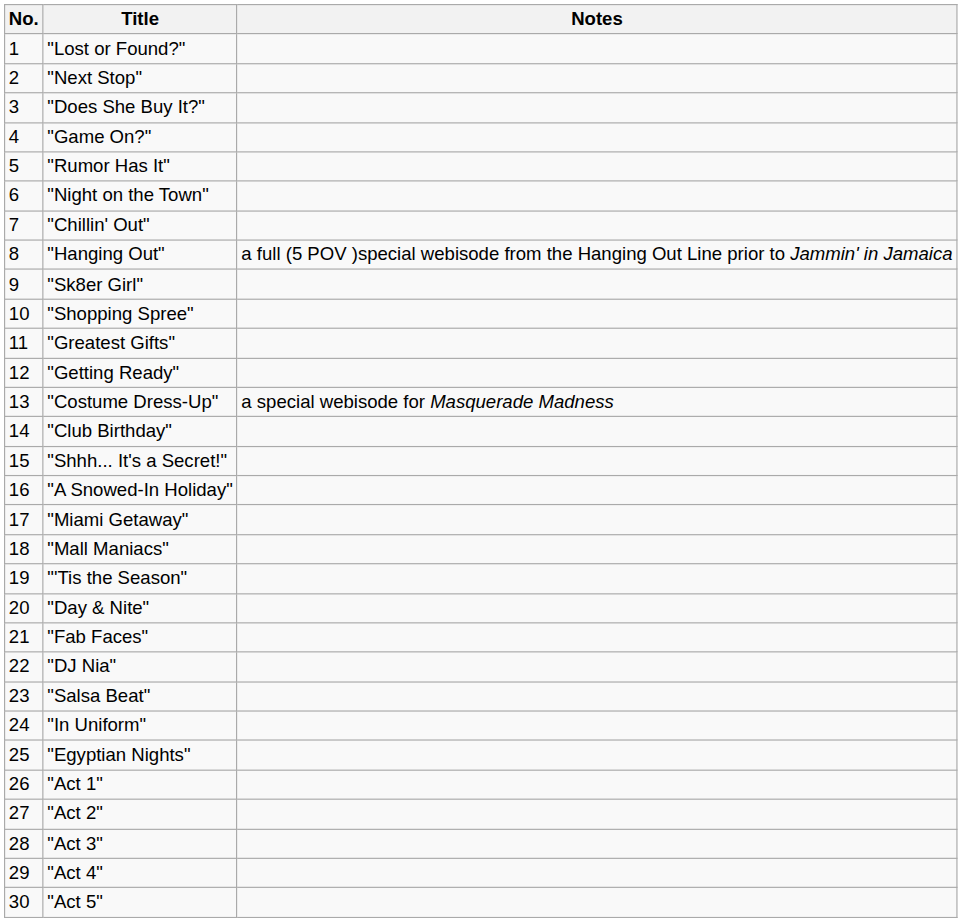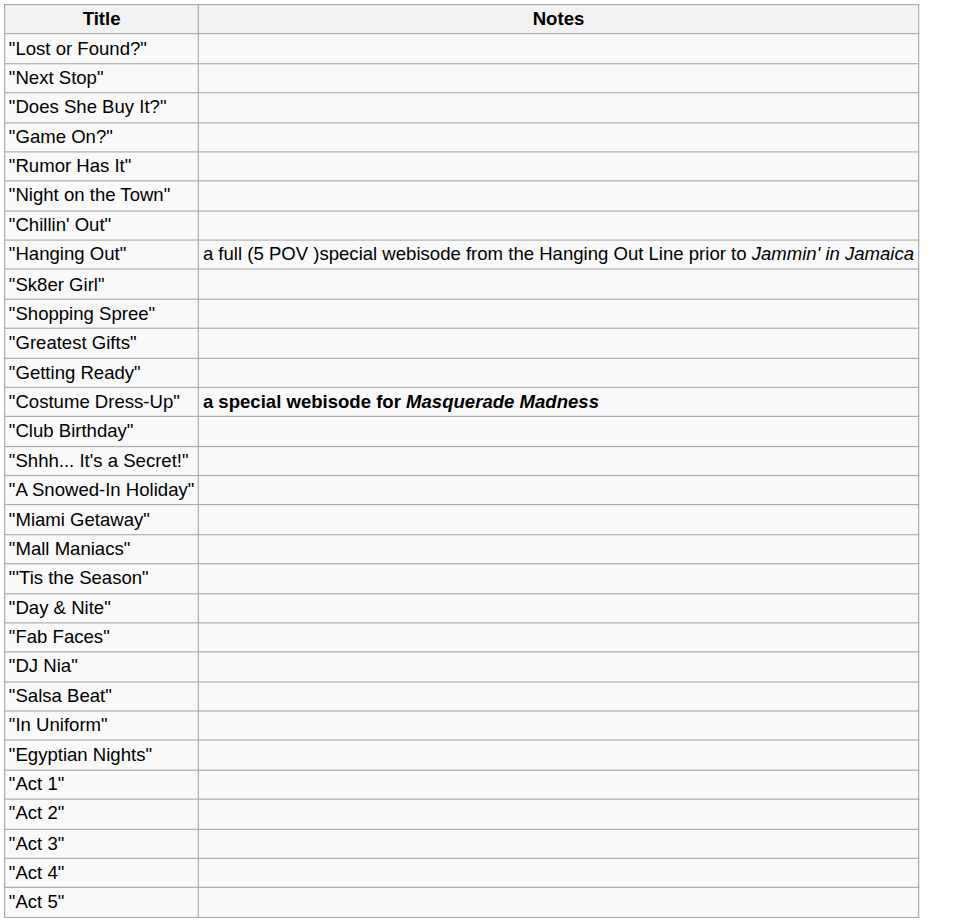- column: (24, 19)
(428, 401) normal -> (401, 401) bold
